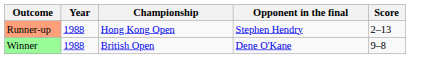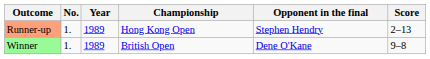+ column: (71, 12)
(74, 29) 1988 -> (94, 29) 1989
(74, 45) 1988 -> (94, 45) 1989
